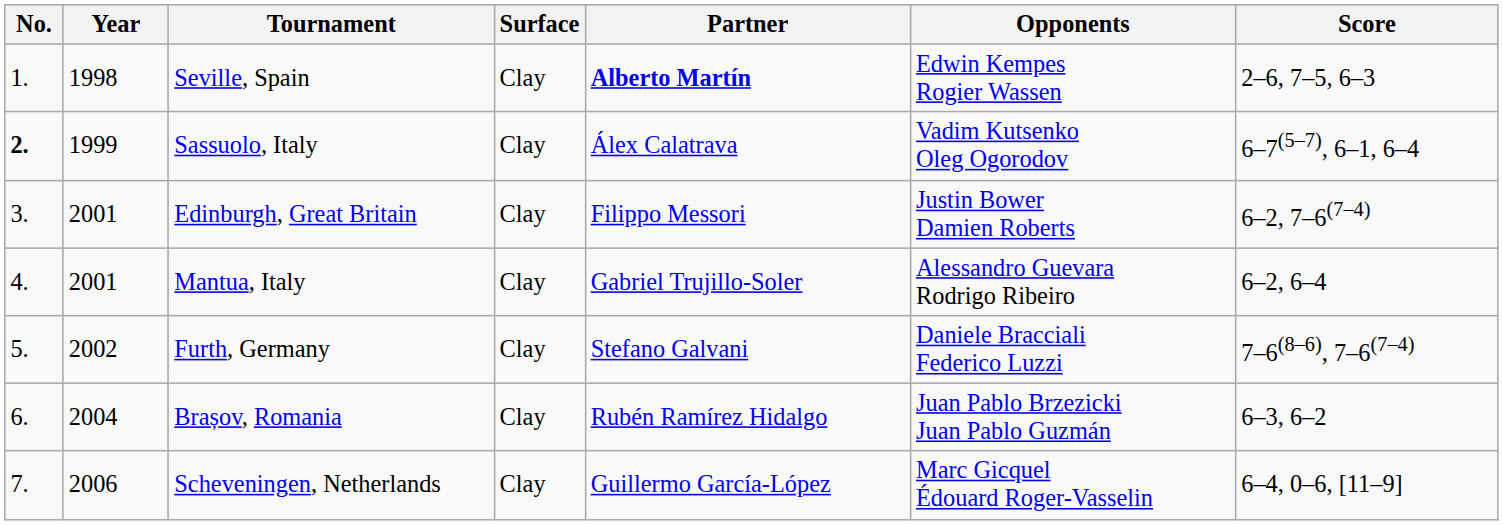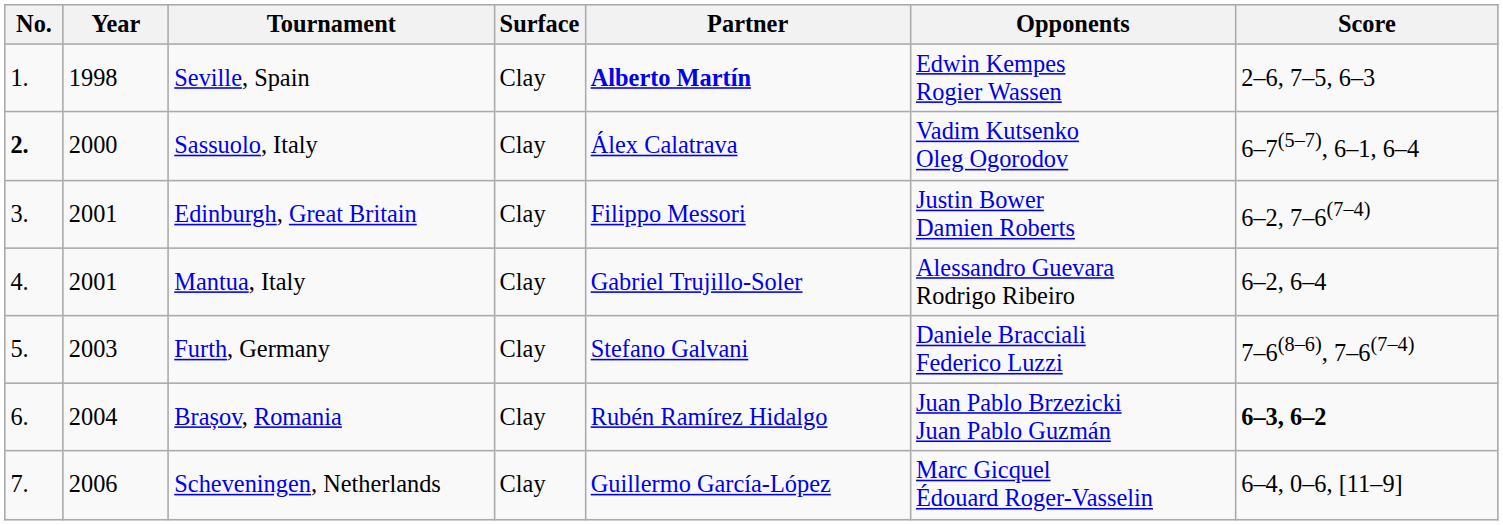(93, 145) 1999 -> (93, 145) 2000
(93, 348) 2002 -> (93, 348) 2003
(1284, 416) normal -> (1284, 416) bold
